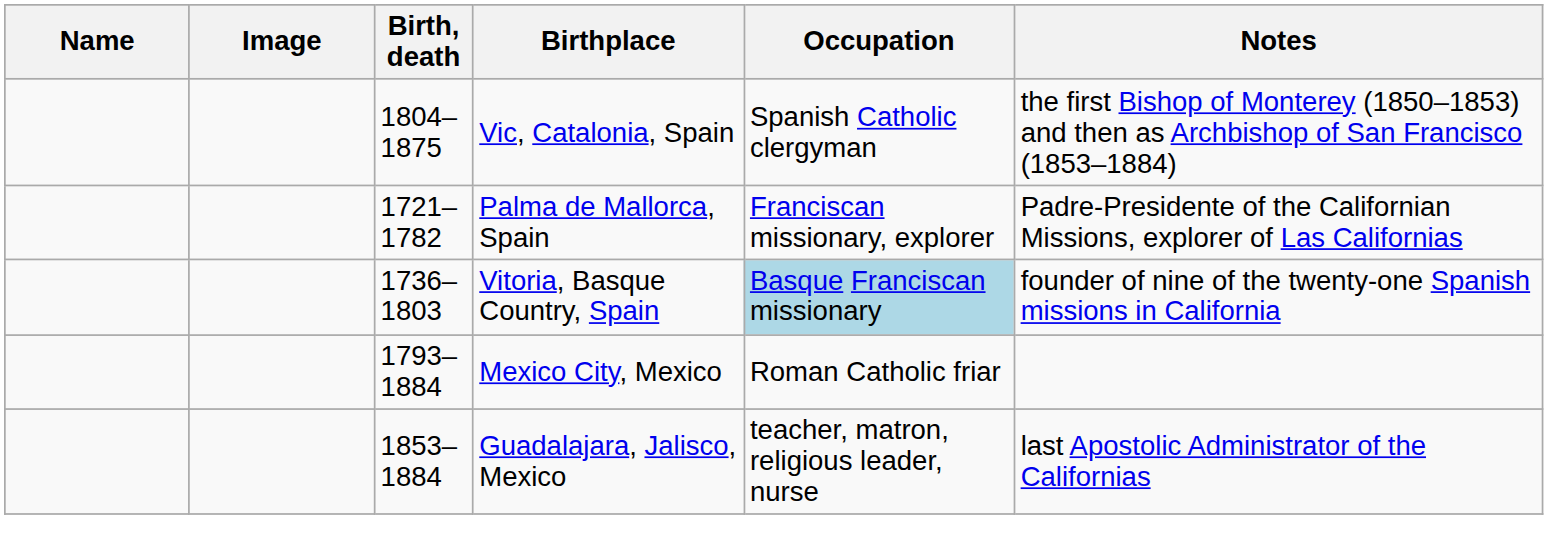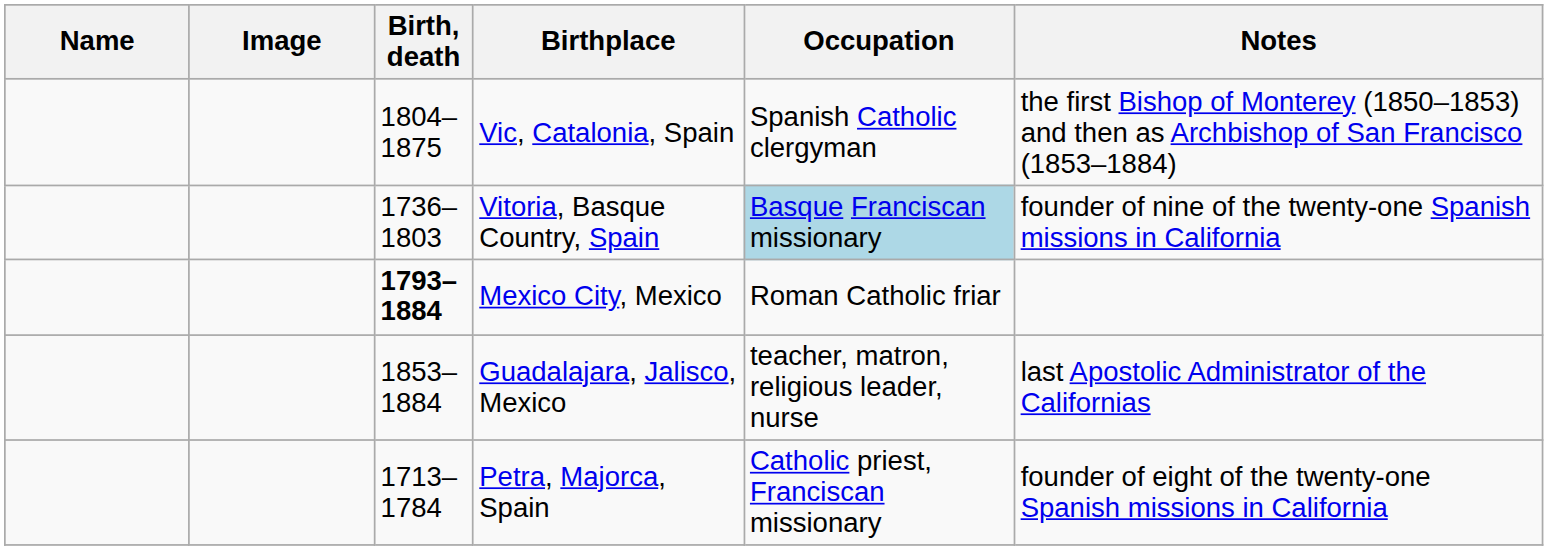- row: (597, 221)
(419, 371) normal -> (419, 296) bold
+ row: (573, 492)
